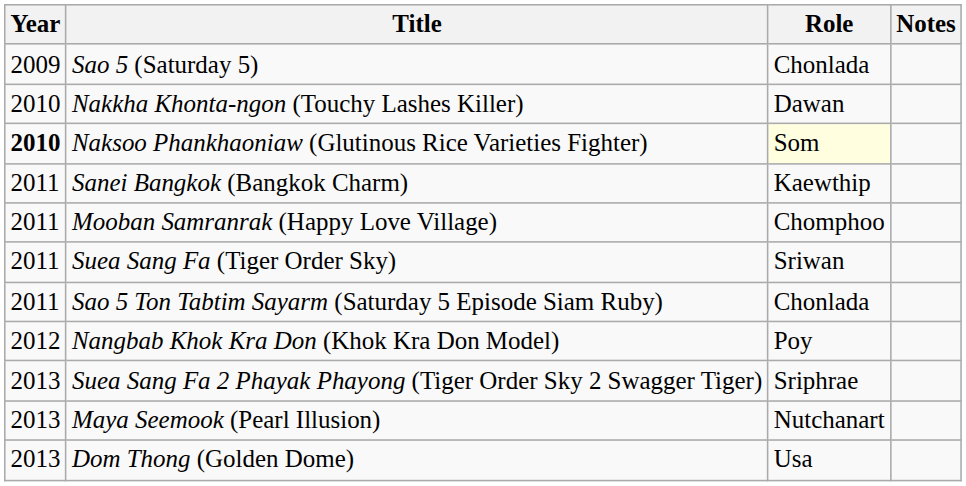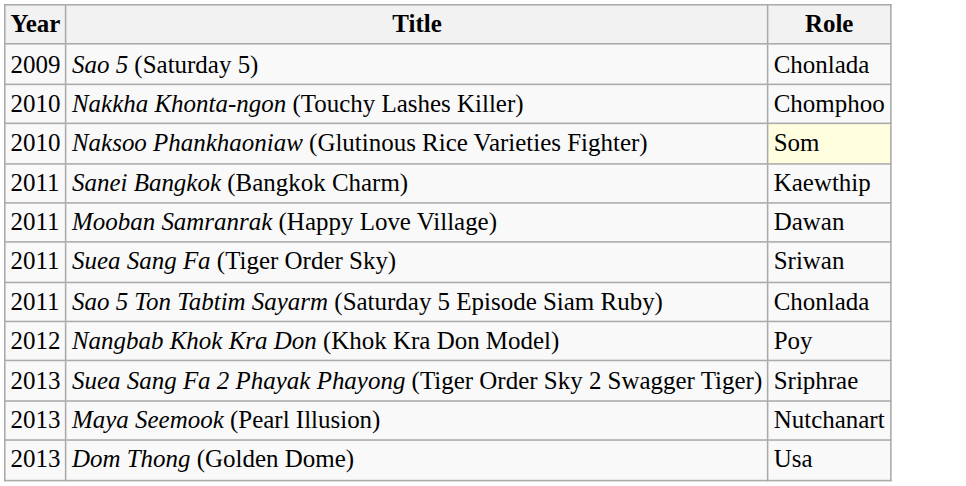- column: (926, 24)
(809, 103) Dawan -> (829, 103) Chomphoo
(35, 143) bold -> (35, 143) normal
(829, 222) Chomphoo -> (809, 222) Dawan
